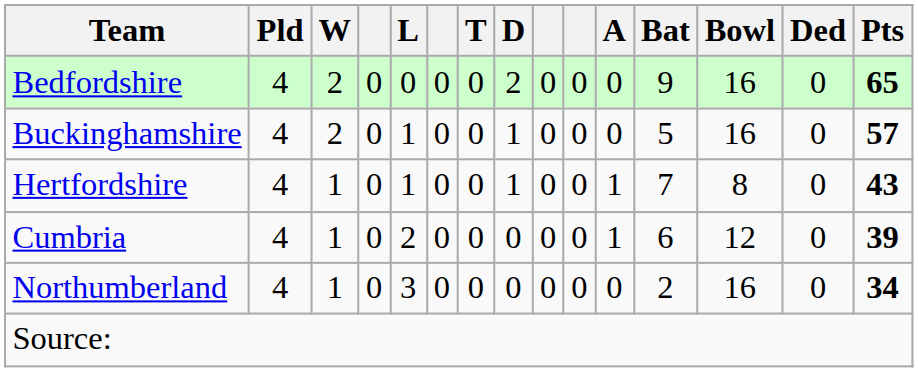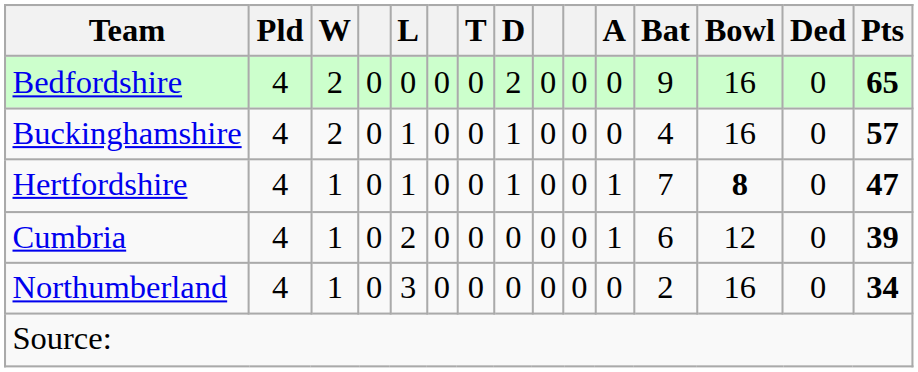(665, 133) 5 -> (665, 133) 4
(740, 184) normal -> (740, 184) bold
(883, 184) 43 -> (883, 184) 47
